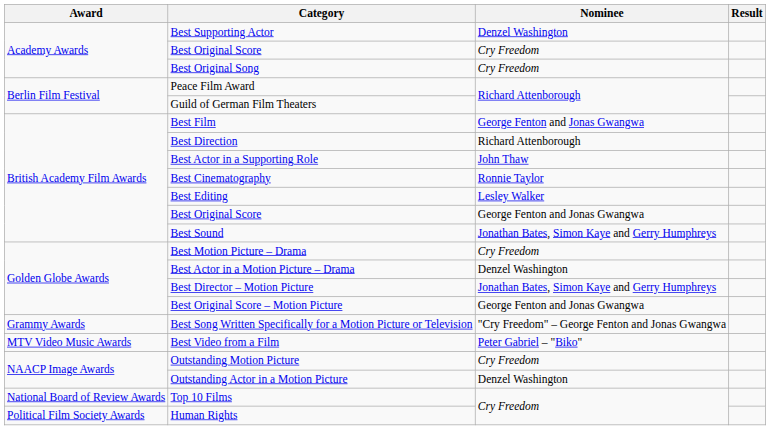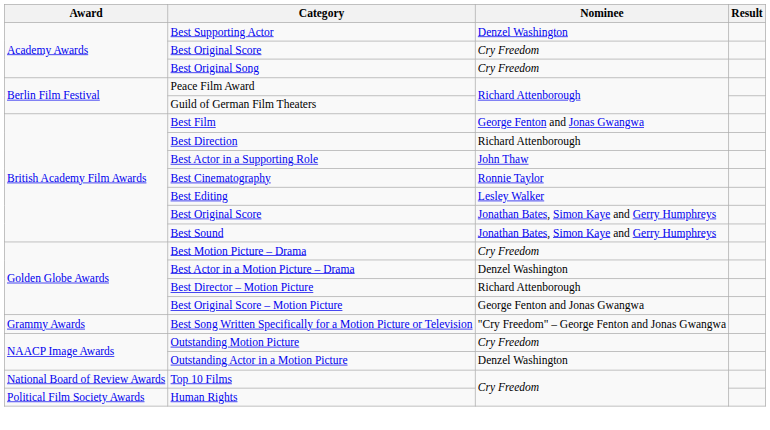(561, 214) George Fenton and Jonas Gwangwa -> (597, 214) Jonathan Bates, Simon Kaye and Gerry Humphreys
(597, 287) Jonathan Bates, Simon Kaye and Gerry Humphreys -> (529, 287) Richard Attenborough
- row: (69, 342)
